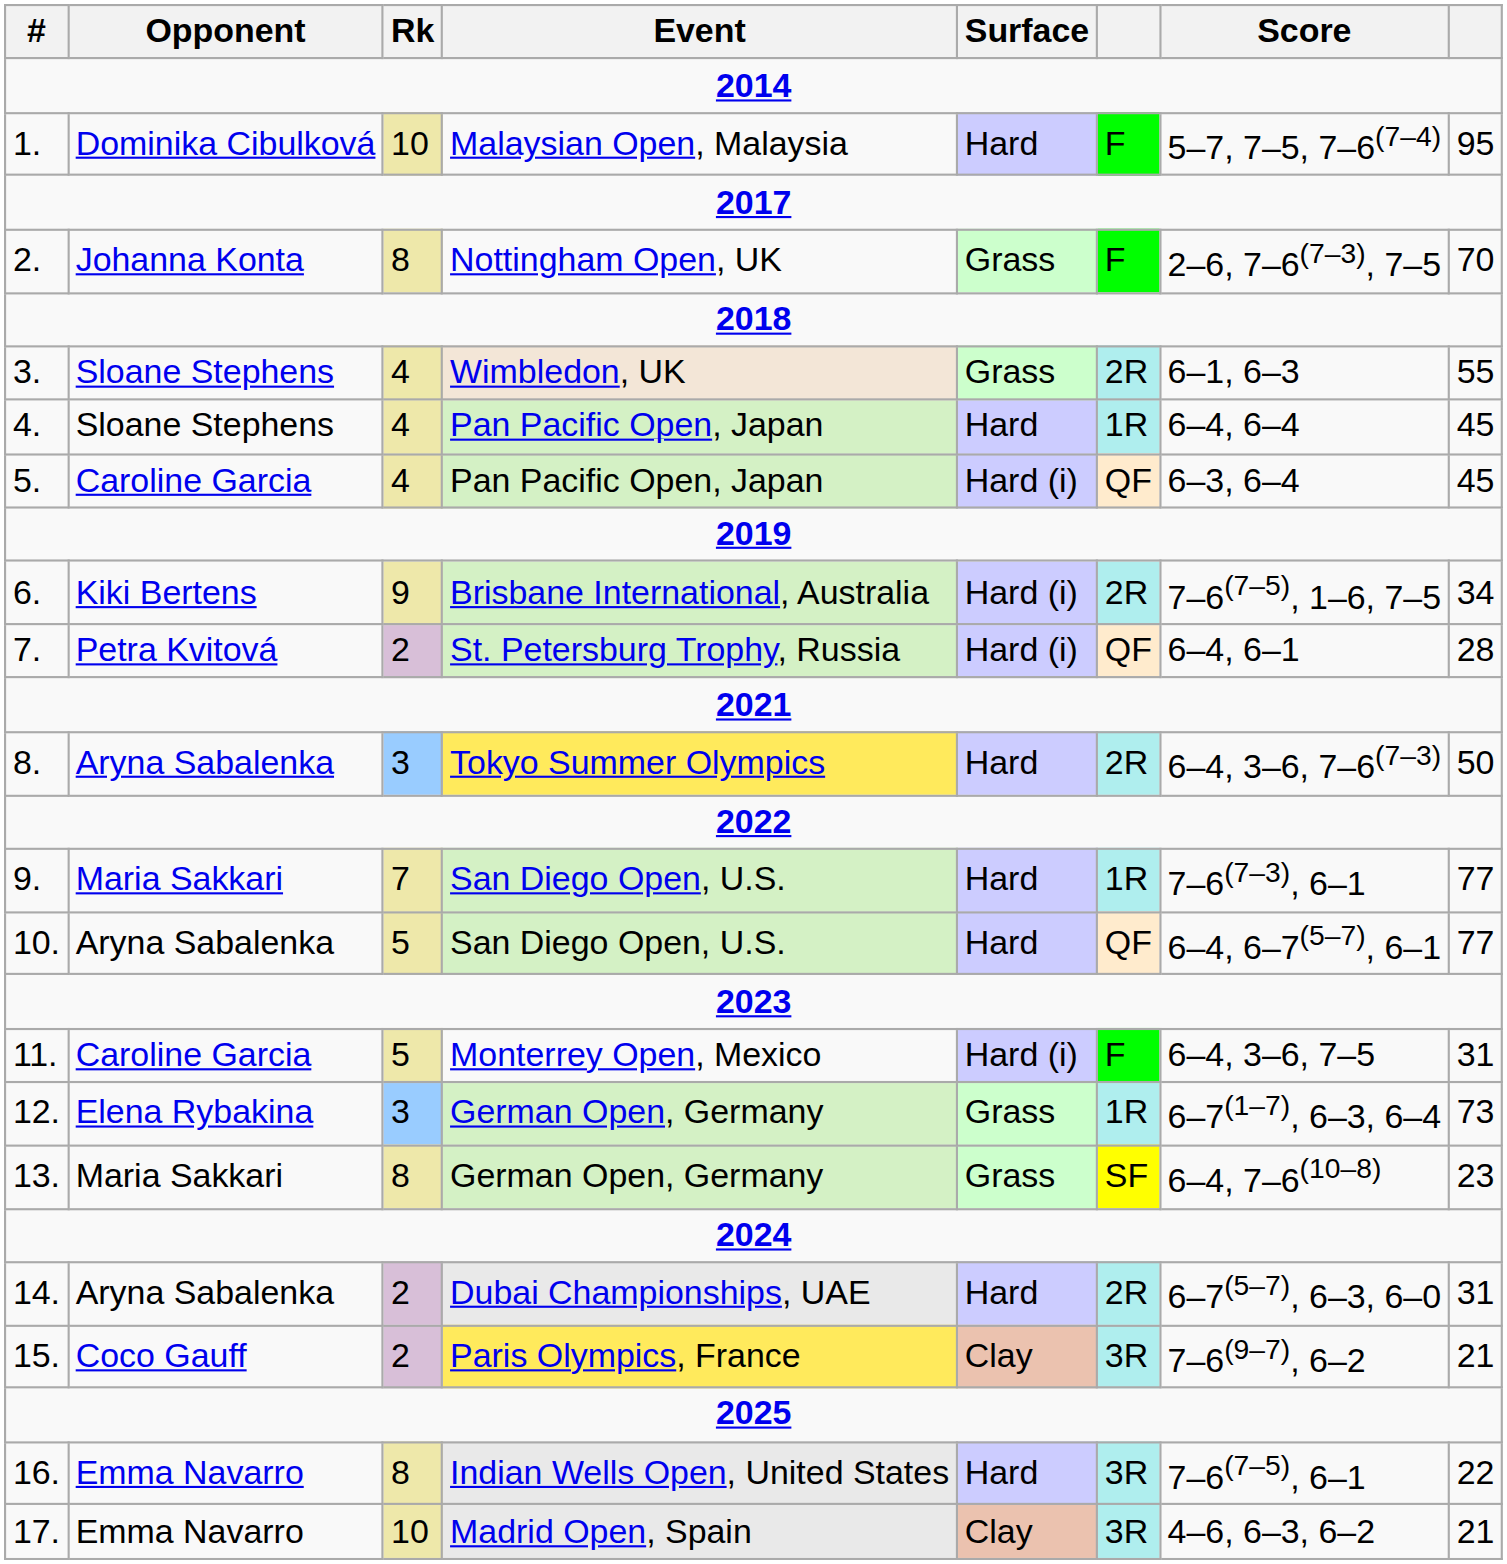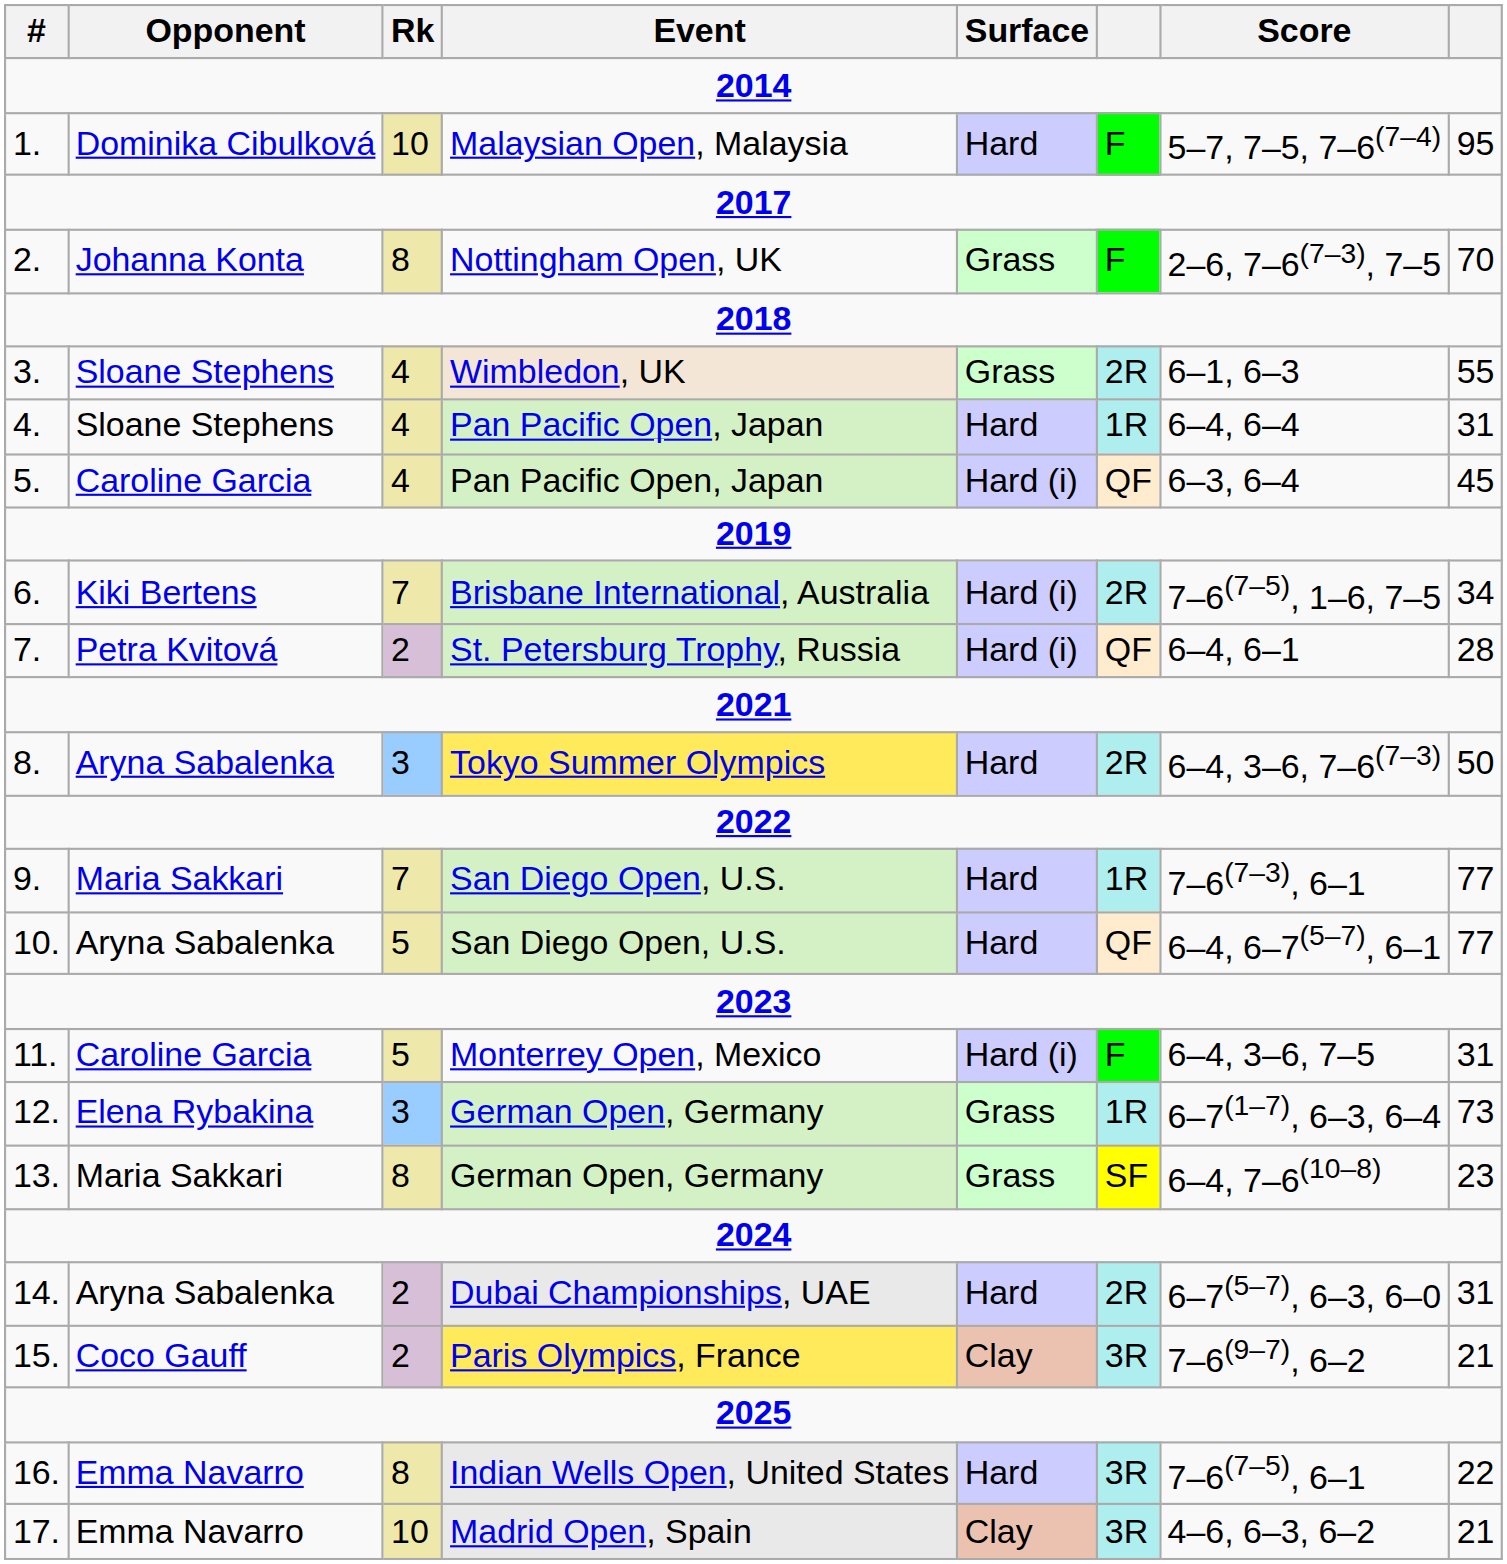(1476, 426) 45 -> (1476, 426) 31
(401, 592) 9 -> (401, 592) 7
